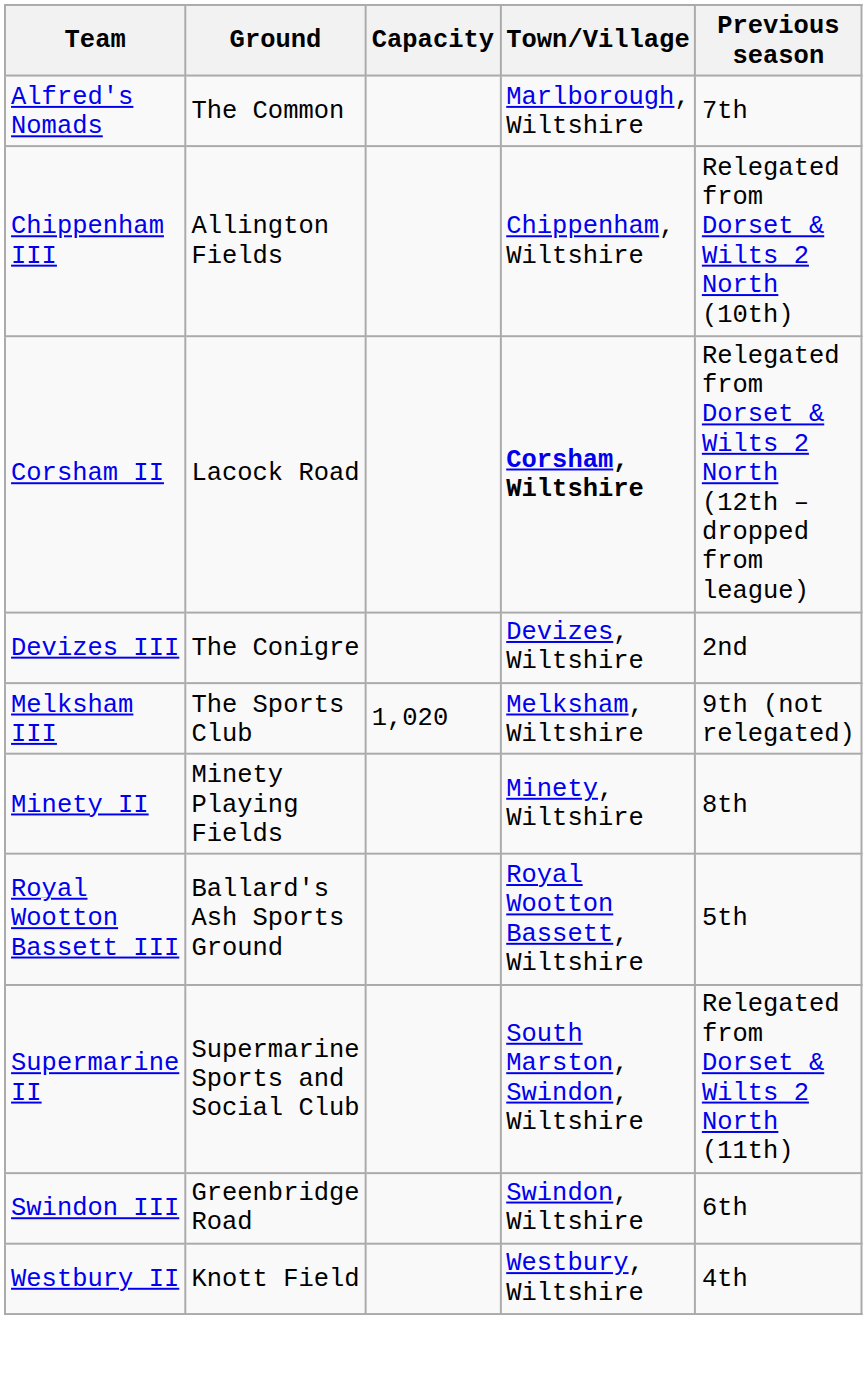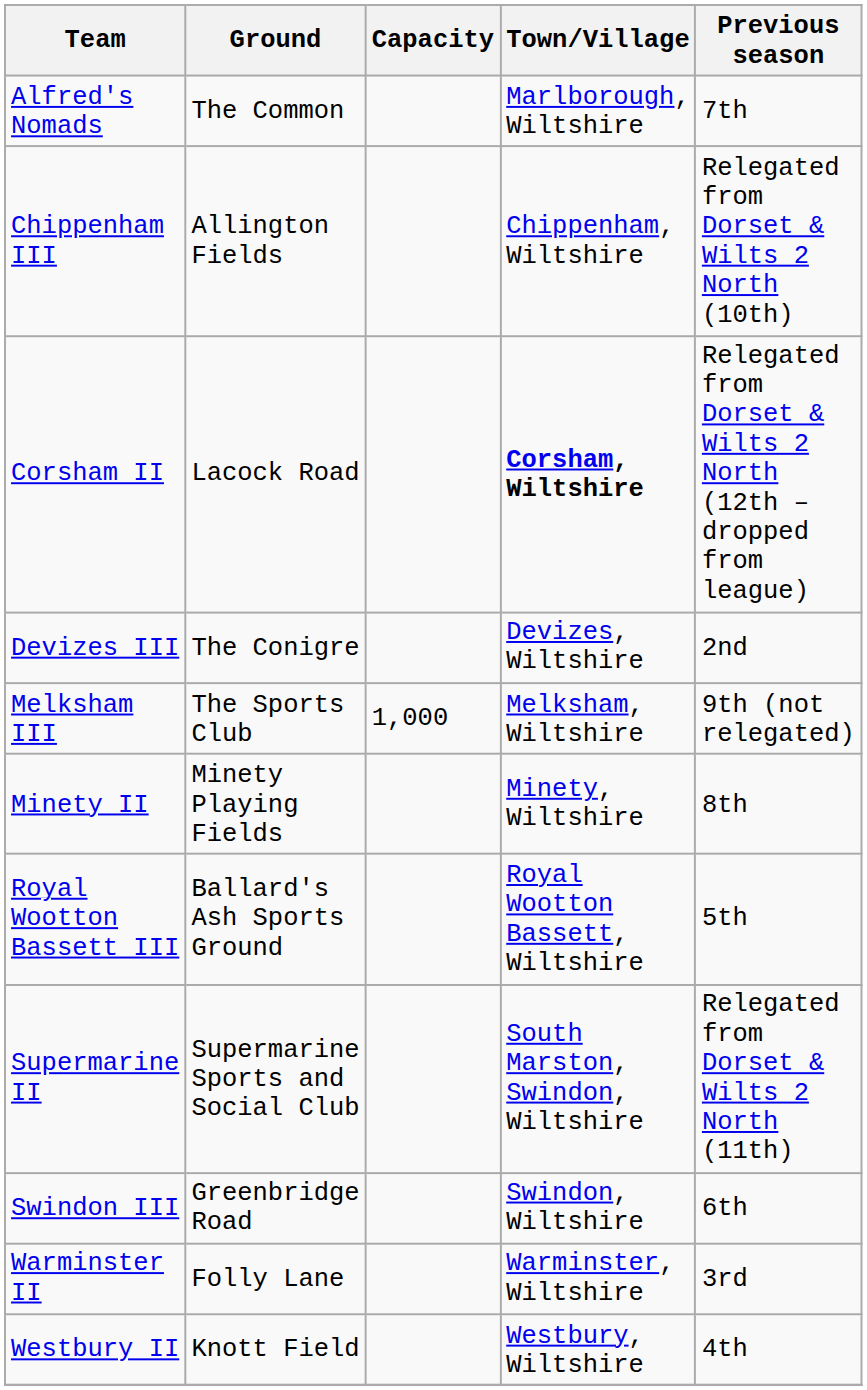(410, 718) 1,020 -> (410, 718) 1,000
+ row: (87, 1279)
